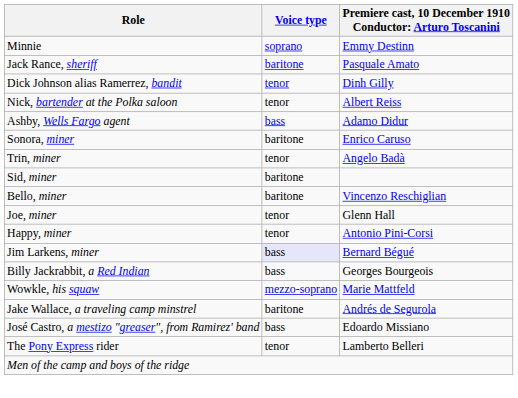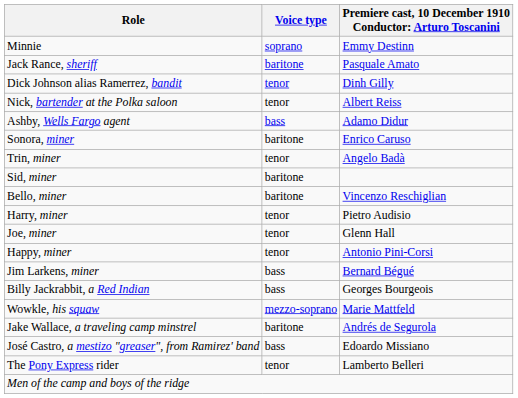+ row: (37, 214)
(275, 252) lavender background -> (275, 271) no background
